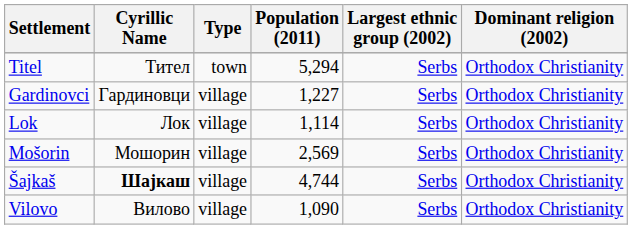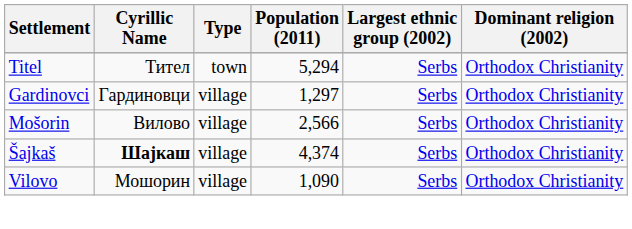(319, 95) 1,227 -> (319, 95) 1,297
- row: (23, 124)
(152, 152) Мошорин -> (162, 124) Вилово
(319, 152) 2,569 -> (319, 124) 2,566
(319, 180) 4,744 -> (319, 152) 4,374
(162, 209) Вилово -> (152, 180) Мошорин
